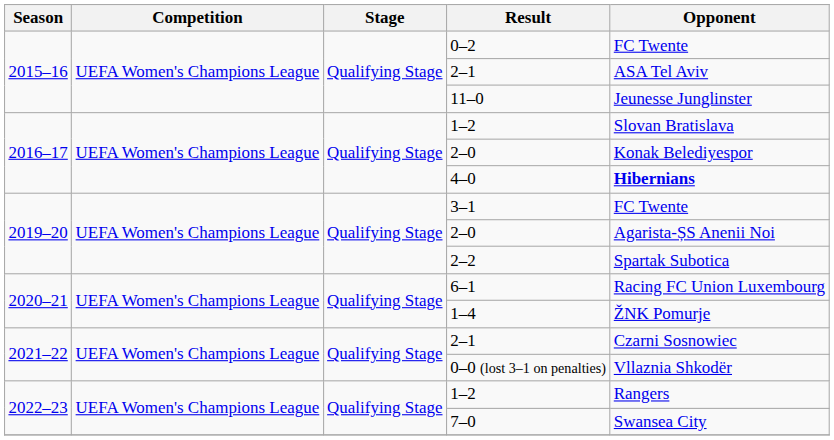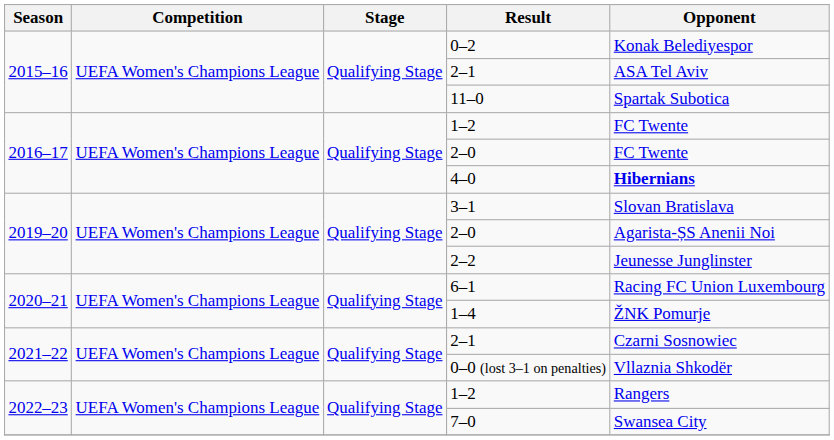(651, 44) FC Twente -> (683, 44) Konak Belediyespor
(683, 98) Jeunesse Junglinster -> (671, 98) Spartak Subotica
(674, 125) Slovan Bratislava -> (651, 125) FC Twente
(683, 152) Konak Belediyespor -> (651, 152) FC Twente
(651, 206) FC Twente -> (674, 206) Slovan Bratislava
(671, 260) Spartak Subotica -> (683, 260) Jeunesse Junglinster
